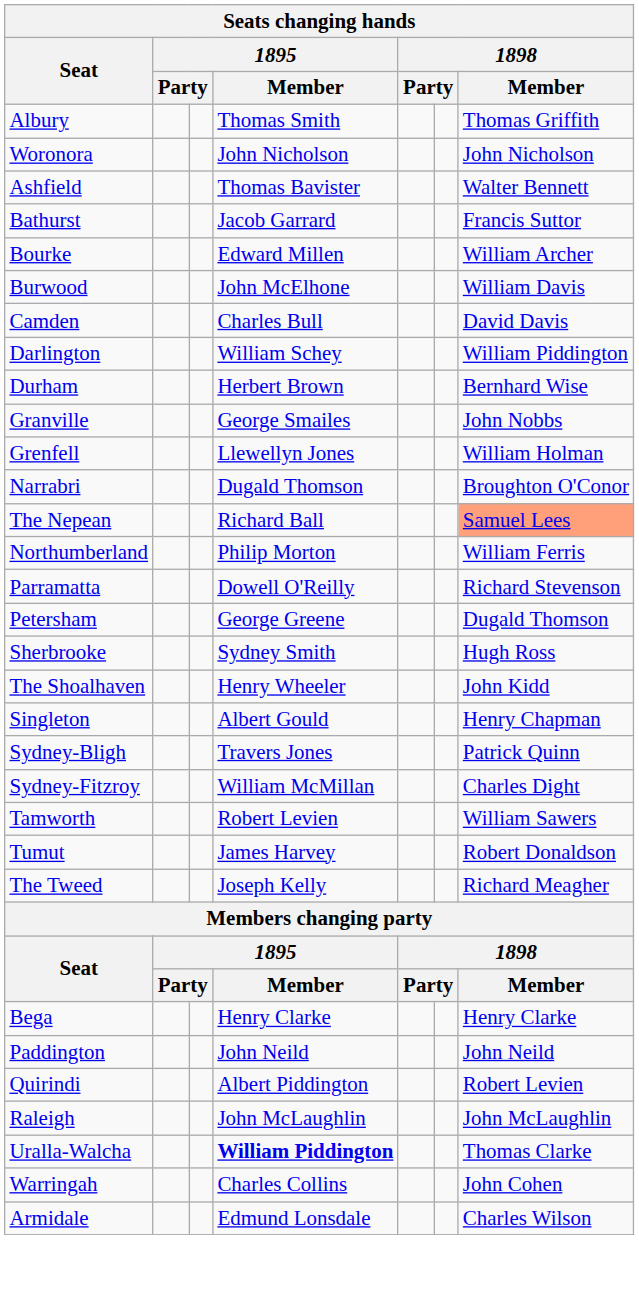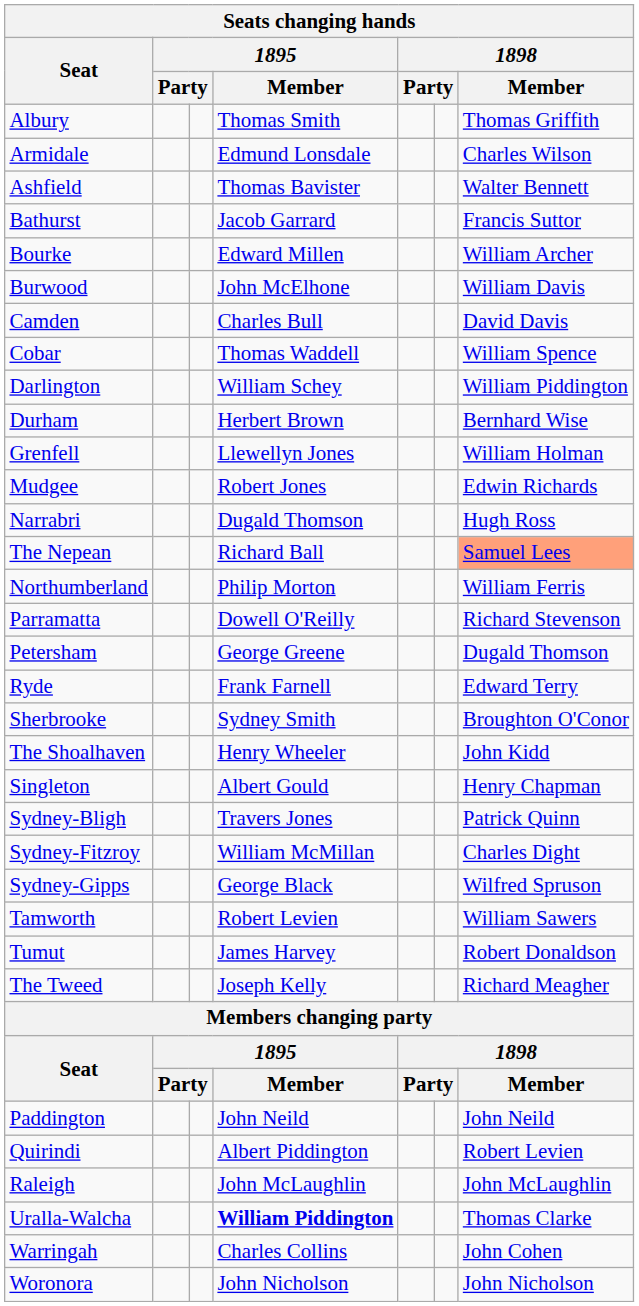rows swapped: (49, 1217) <-> (51, 154)
+ row: (35, 353)
- row: (49, 420)
+ row: (44, 486)
(546, 486) Broughton O'Conor -> (509, 519) Hugh Ross
+ row: (31, 685)
(509, 652) Hugh Ross -> (546, 719) Broughton O'Conor
+ row: (69, 885)
- row: (31, 1018)
